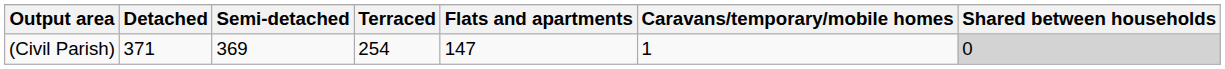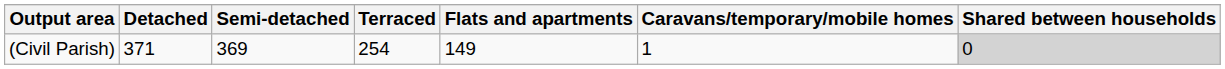(460, 49) 147 -> (460, 49) 149
